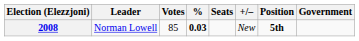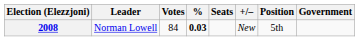(173, 28) 85 -> (173, 28) 84
(277, 28) bold -> (277, 28) normal
